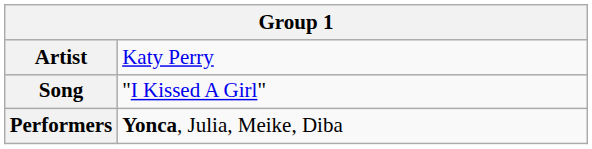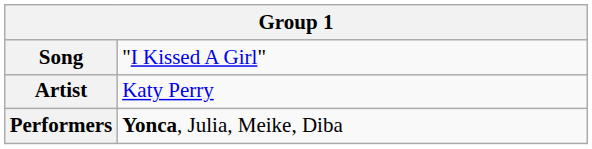rows swapped: (61, 91) <-> (61, 56)
